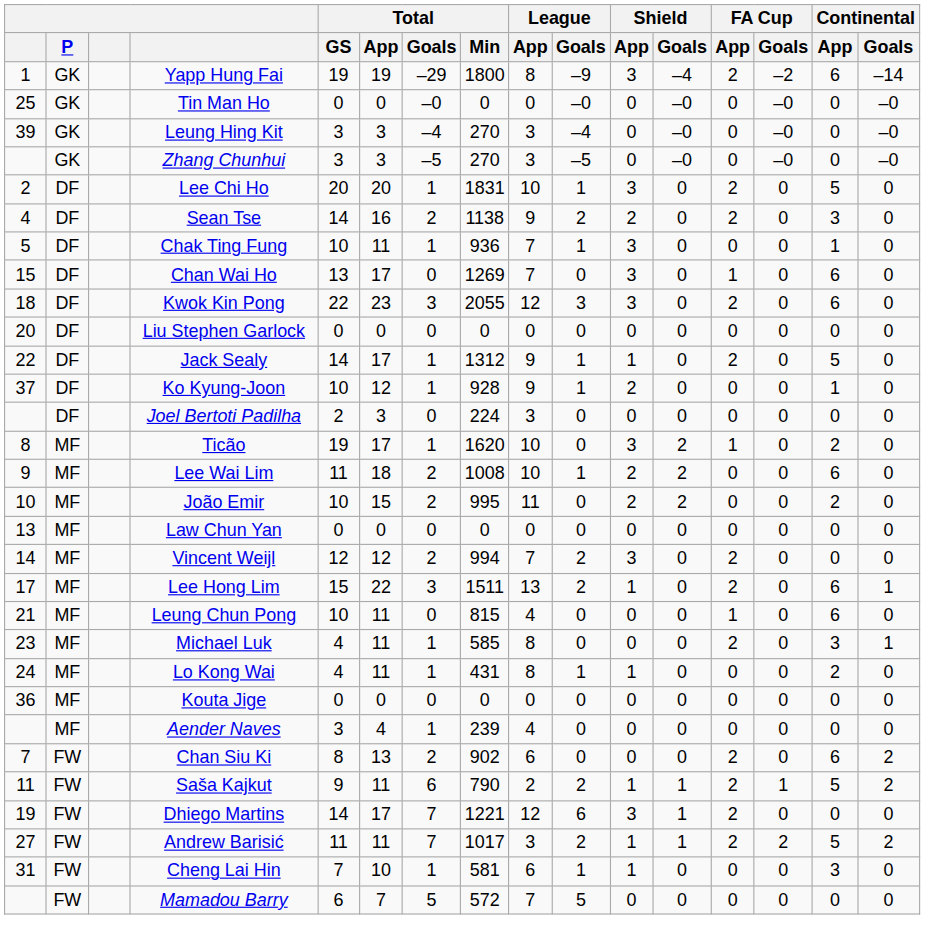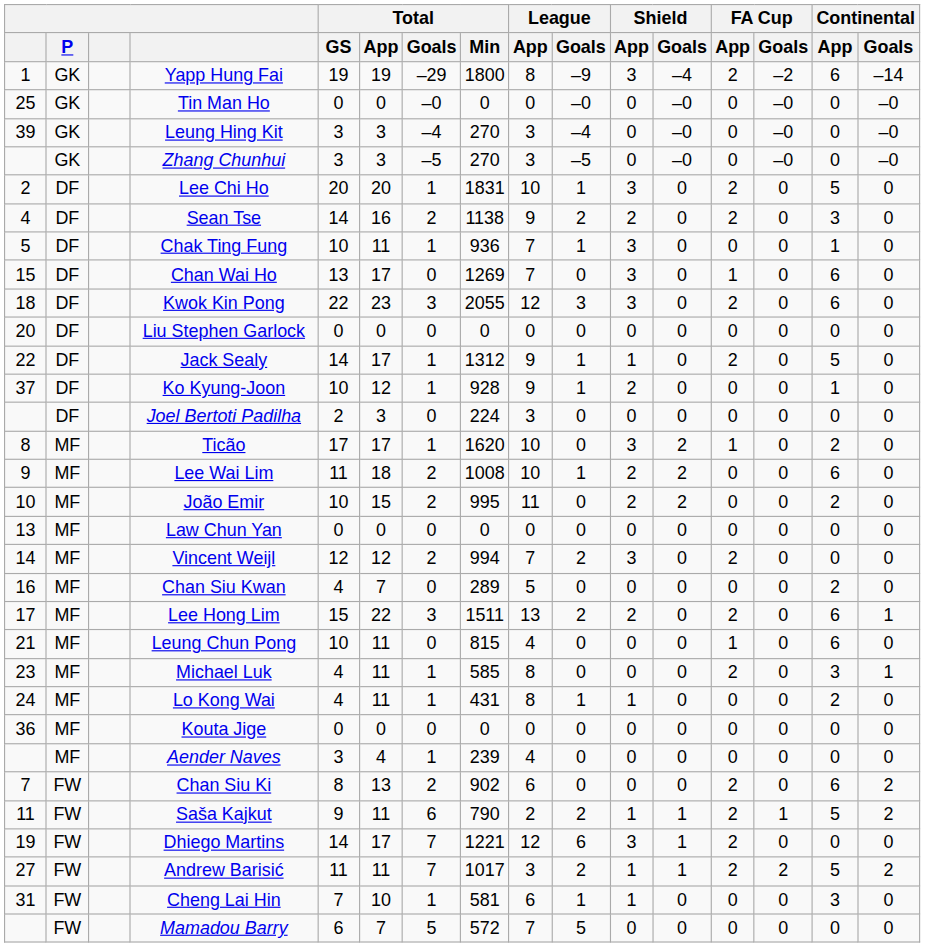(339, 445) 19 -> (339, 445) 17
+ row: (224, 587)
(631, 587) 1 -> (631, 615) 2
